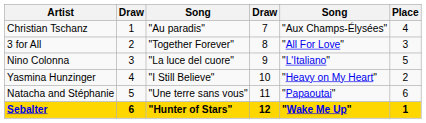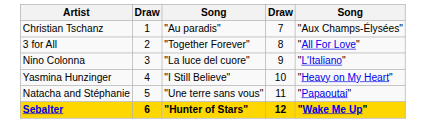- column: (405, 12)
